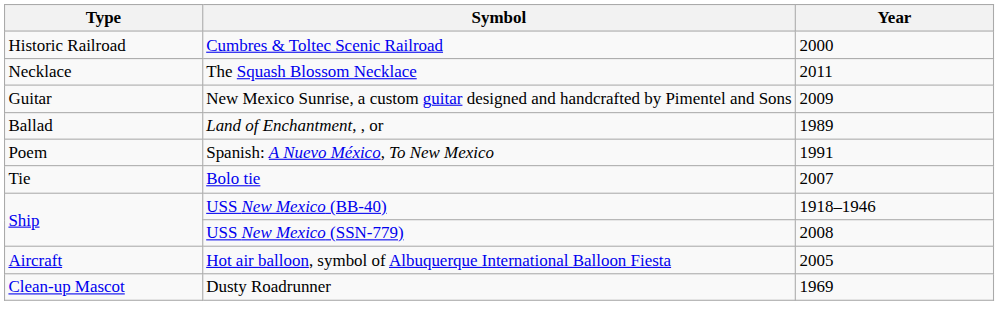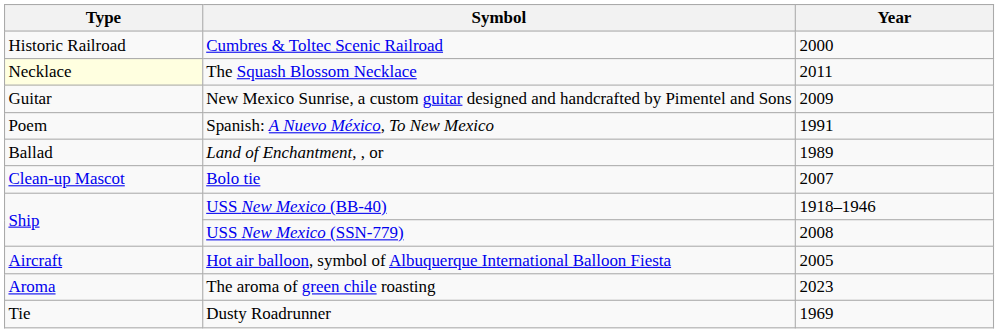(40, 71) no background -> (40, 71) lightyellow background
rows swapped: (295, 125) <-> (350, 152)
(19, 179) Tie -> (67, 179) Clean-up Mascot
+ row: (321, 286)
(67, 286) Clean-up Mascot -> (19, 313) Tie
